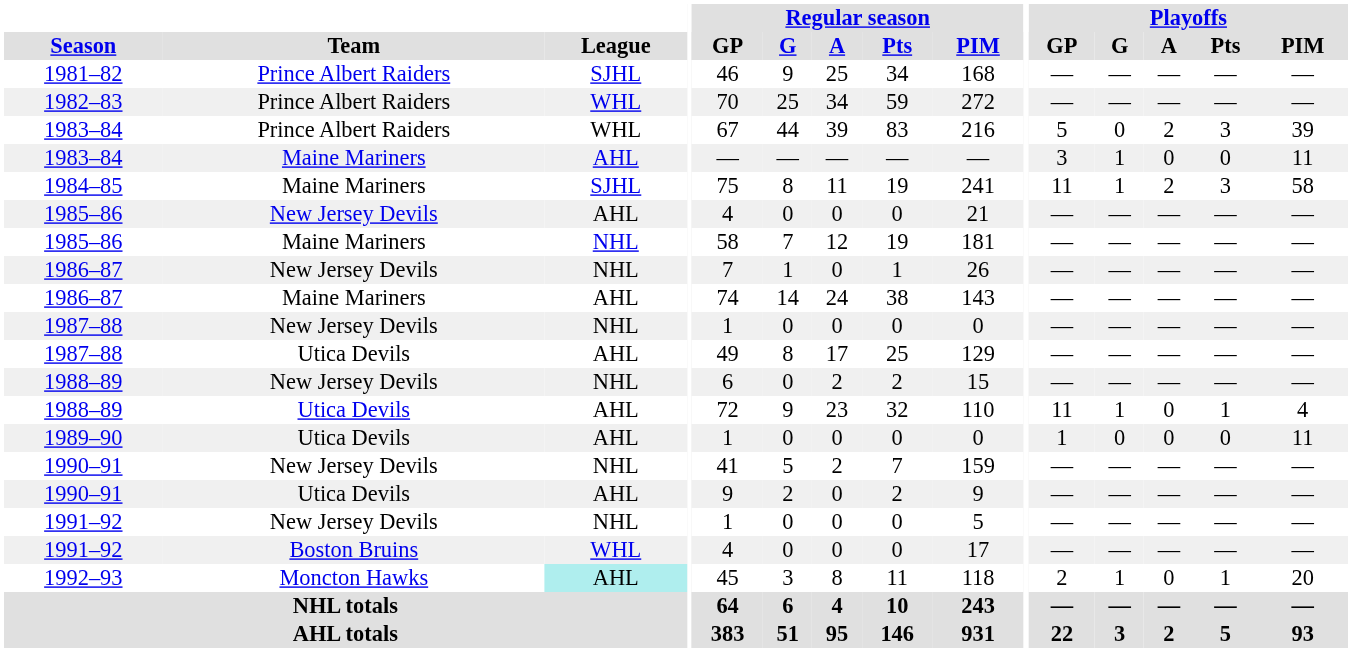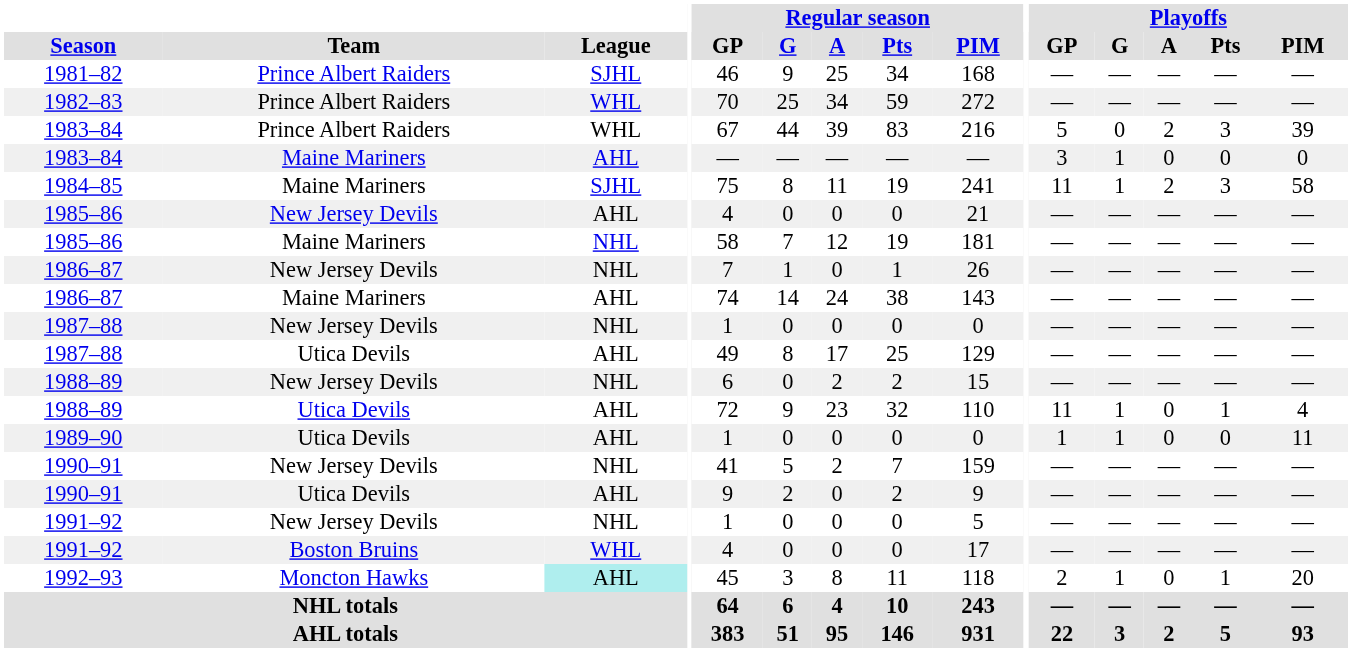(1303, 157) 11 -> (1303, 157) 0
(1120, 437) 0 -> (1120, 437) 1
